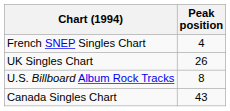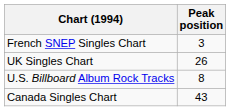(201, 43) 4 -> (201, 43) 3
